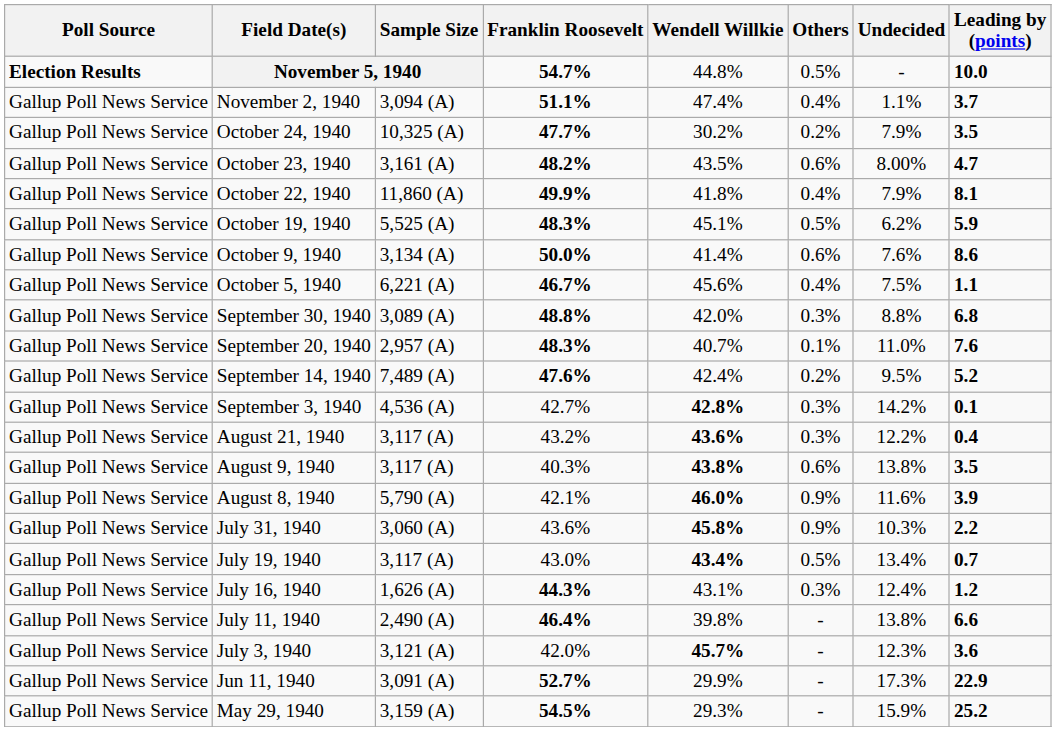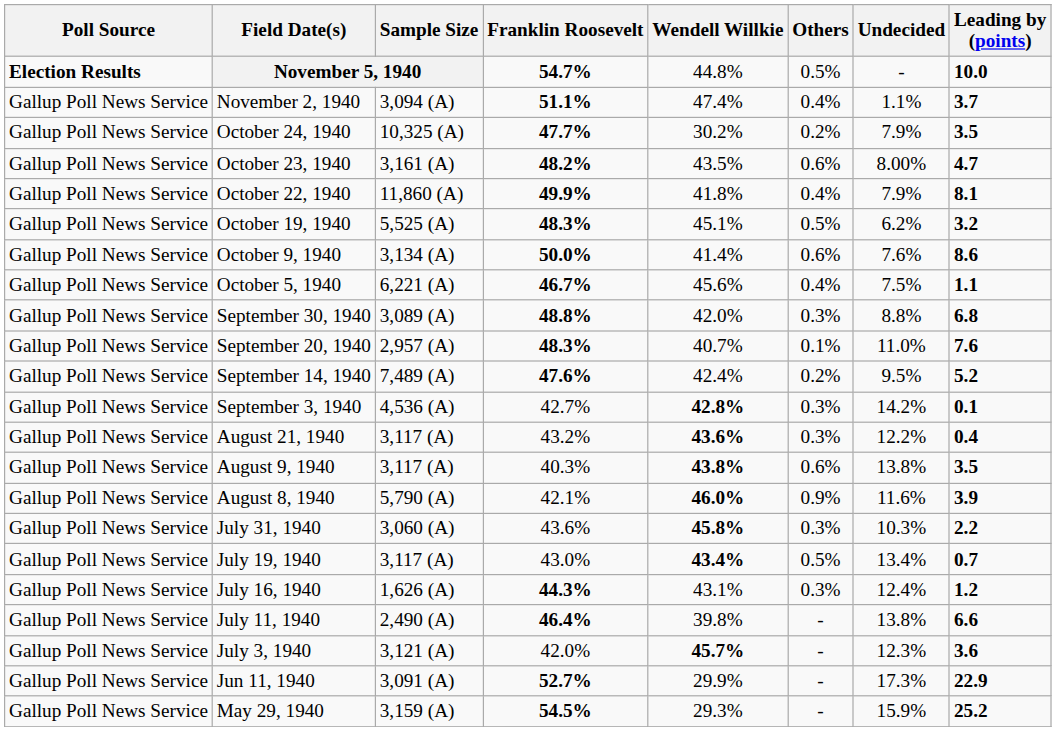(966, 224) 5.9 -> (966, 224) 3.2
(821, 528) 0.9% -> (821, 528) 0.3%
